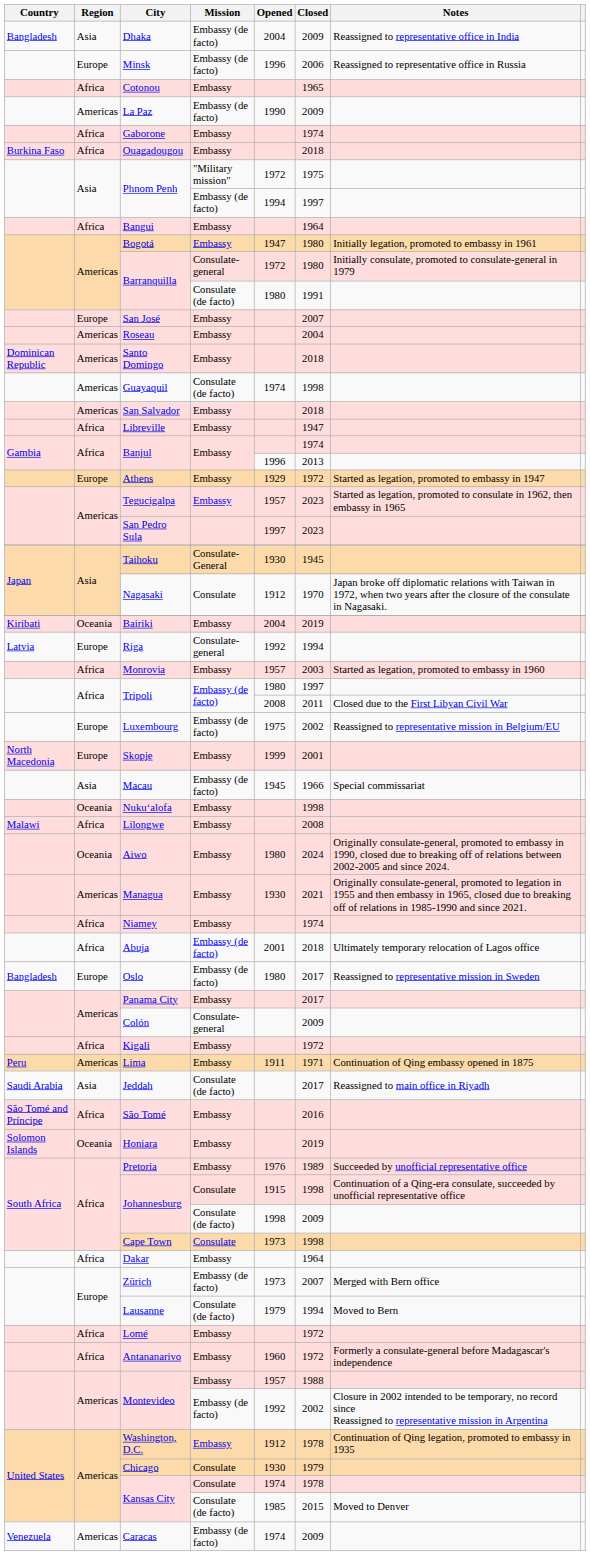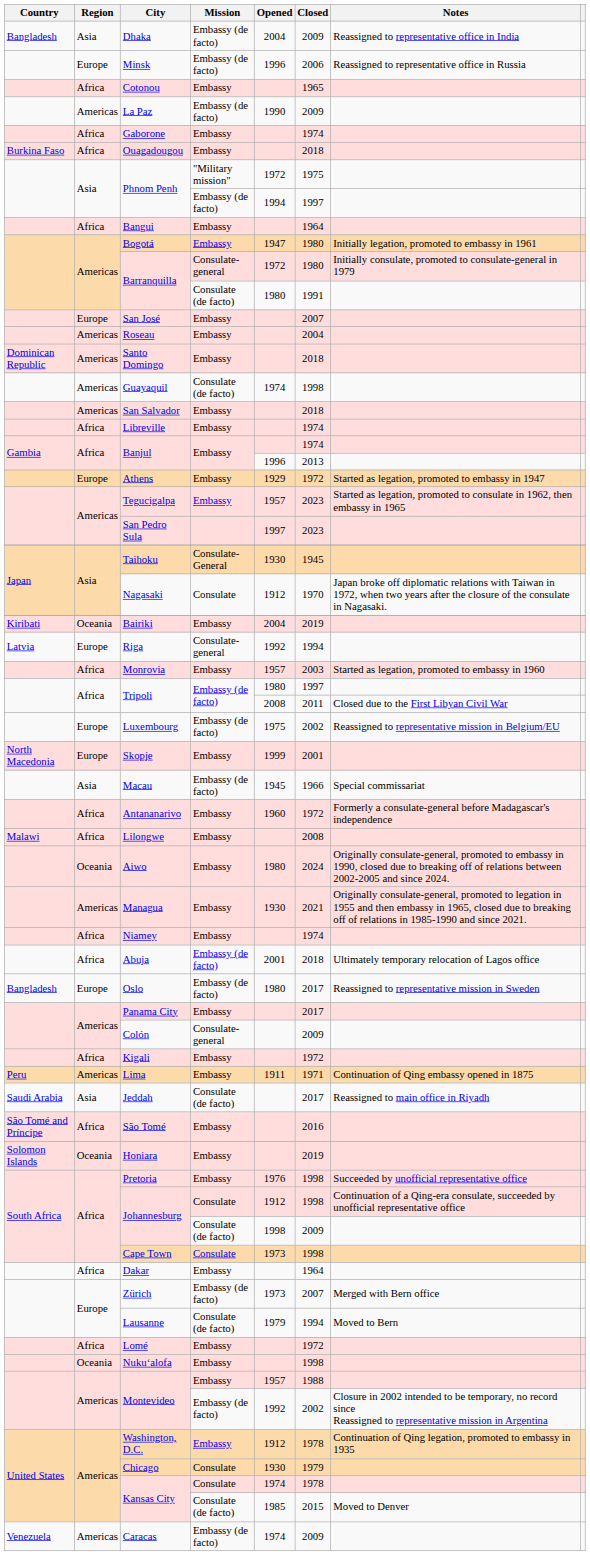(313, 427) 1947 -> (313, 427) 1974
rows swapped: (152, 1357) <-> (147, 808)
(313, 1166) 1989 -> (313, 1178) 1998
(275, 1189) 1915 -> (275, 1201) 1912
